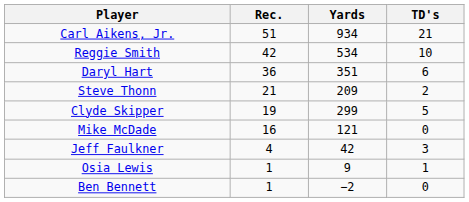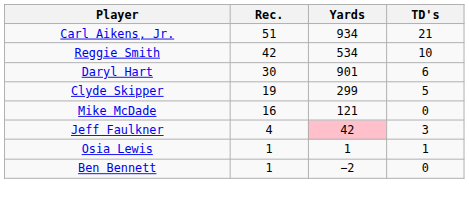(269, 72) 36 -> (269, 72) 30
(347, 72) 351 -> (347, 72) 901
- row: (117, 91)
(347, 149) no background -> (347, 130) pink background
(347, 168) 9 -> (347, 149) 1
